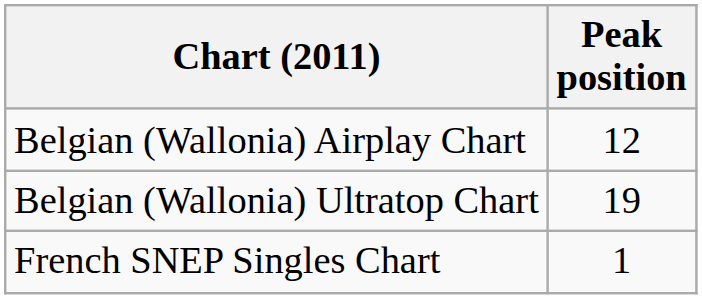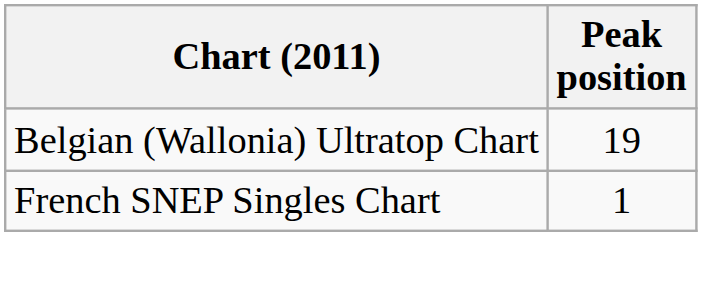- row: (270, 139)
